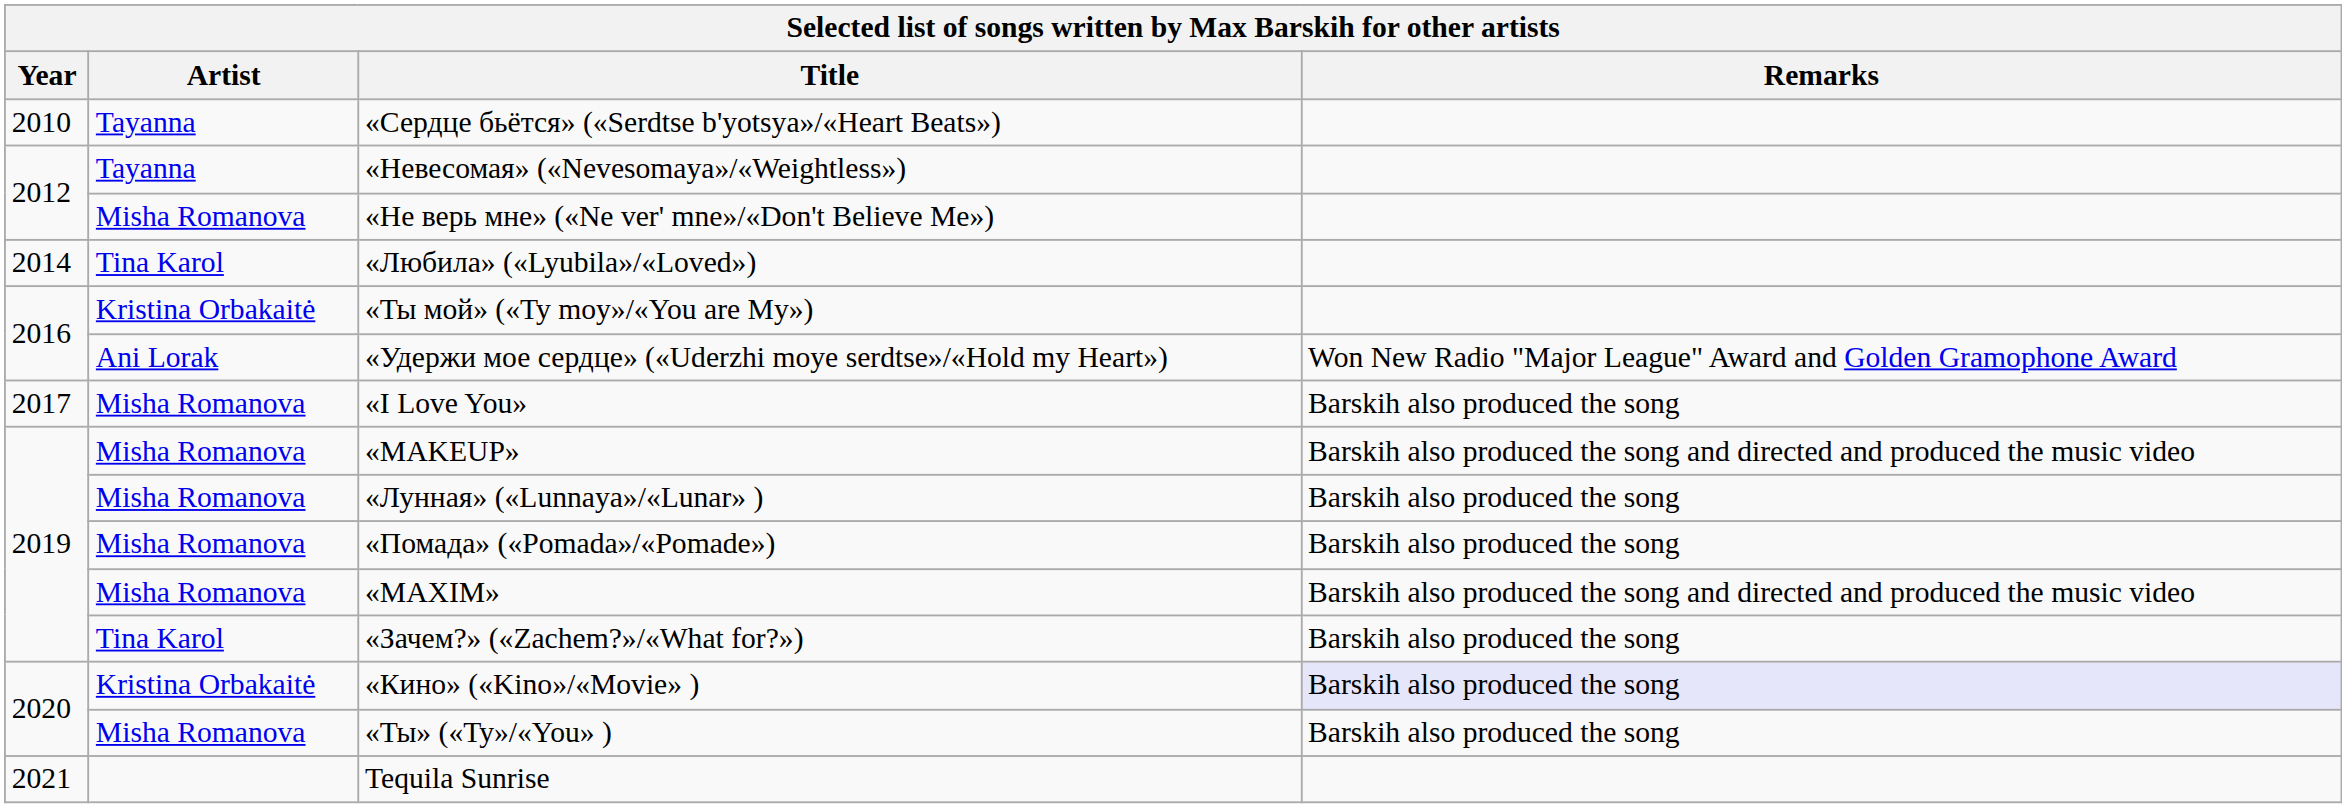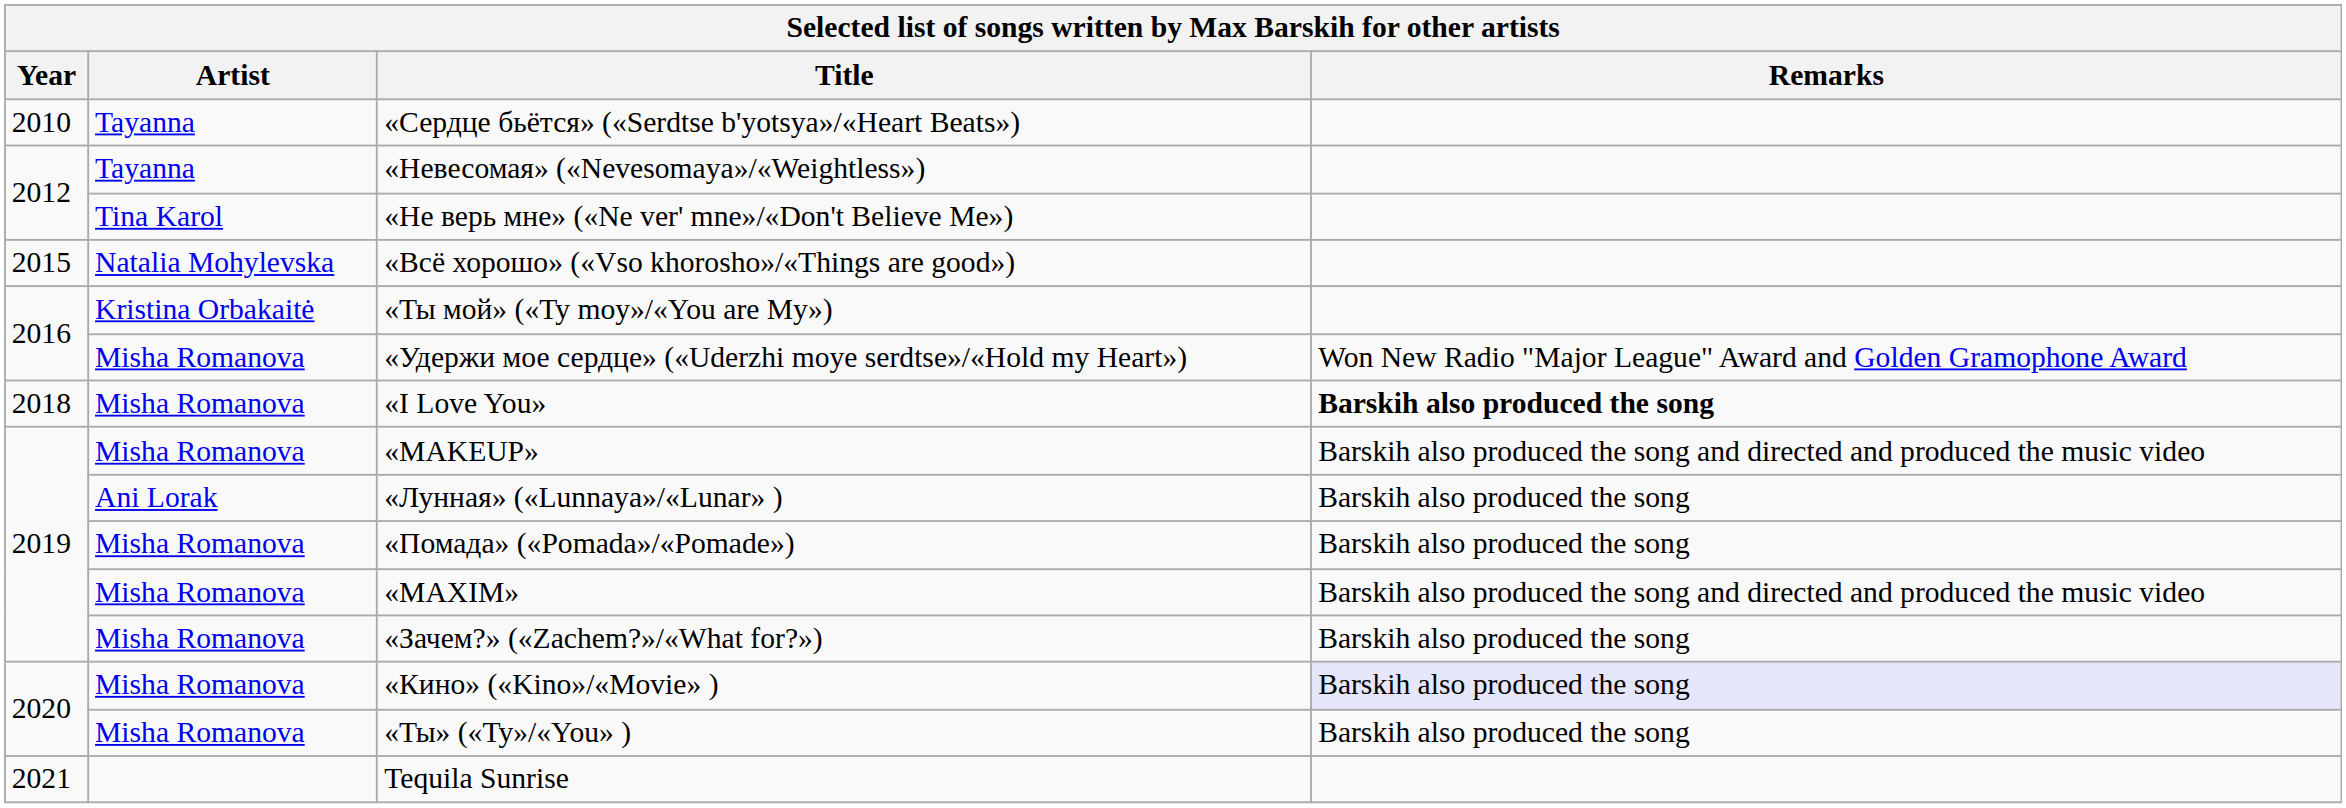(201, 215) Misha Romanova -> (159, 215) Tina Karol
- row: (561, 262)
+ row: (700, 262)
(157, 356) Ani Lorak -> (200, 356) Misha Romanova
(41, 403) 2017 -> (41, 403) 2018
(1494, 403) normal -> (1516, 403) bold
(201, 497) Misha Romanova -> (156, 497) Ani Lorak
(160, 638) Tina Karol -> (200, 638) Misha Romanova
(206, 685) Kristina Orbakaitė -> (200, 685) Misha Romanova
